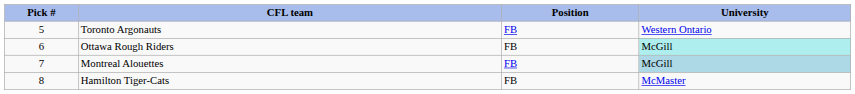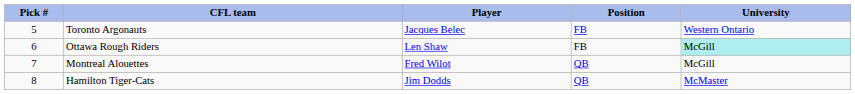+ column: (487, 13)
(511, 64) FB -> (581, 64) QB
(657, 64) lightblue background -> (699, 64) no background
(511, 81) FB -> (581, 81) QB
